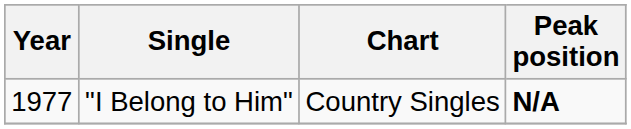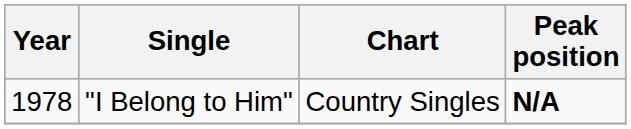(42, 100) 1977 -> (42, 100) 1978
